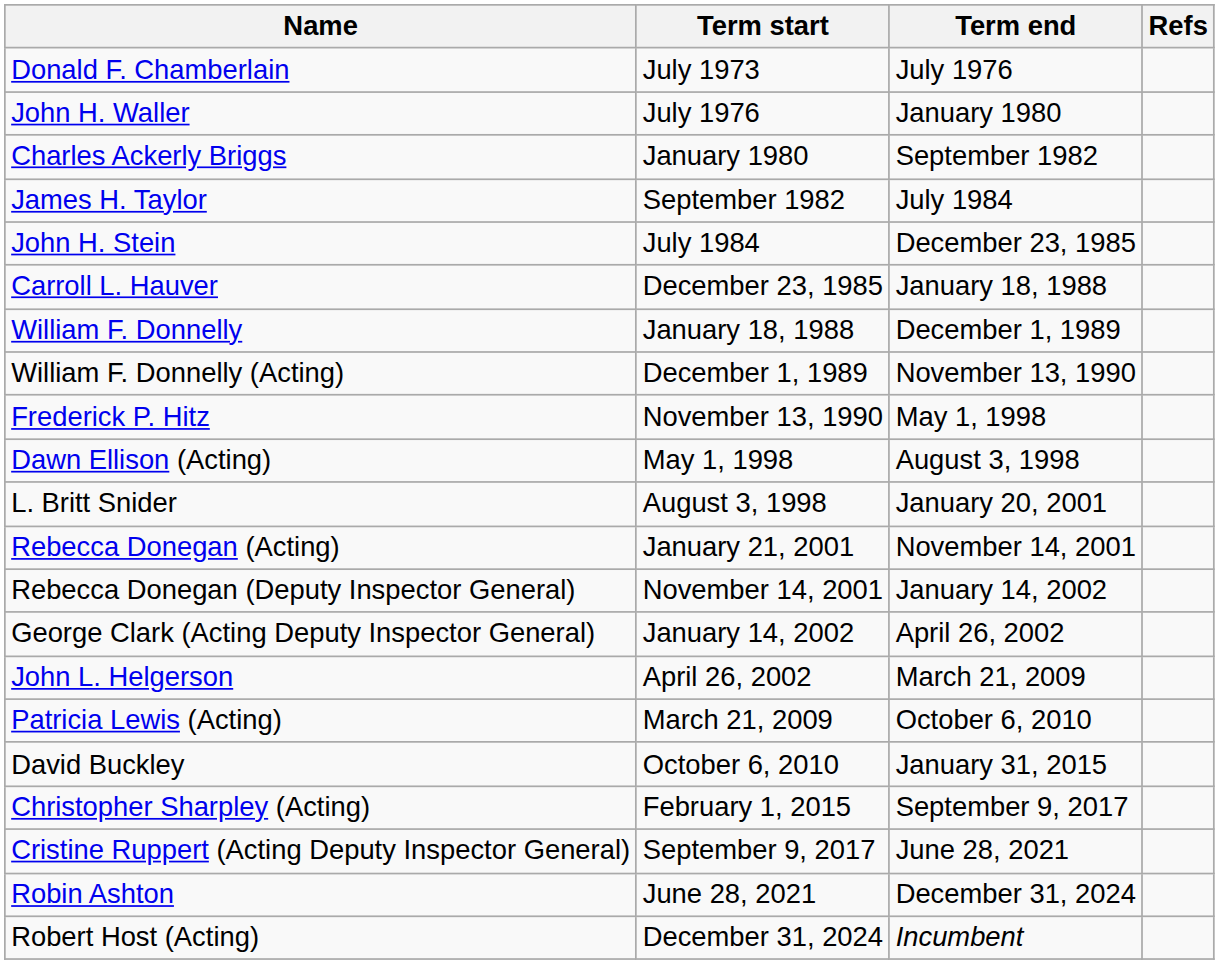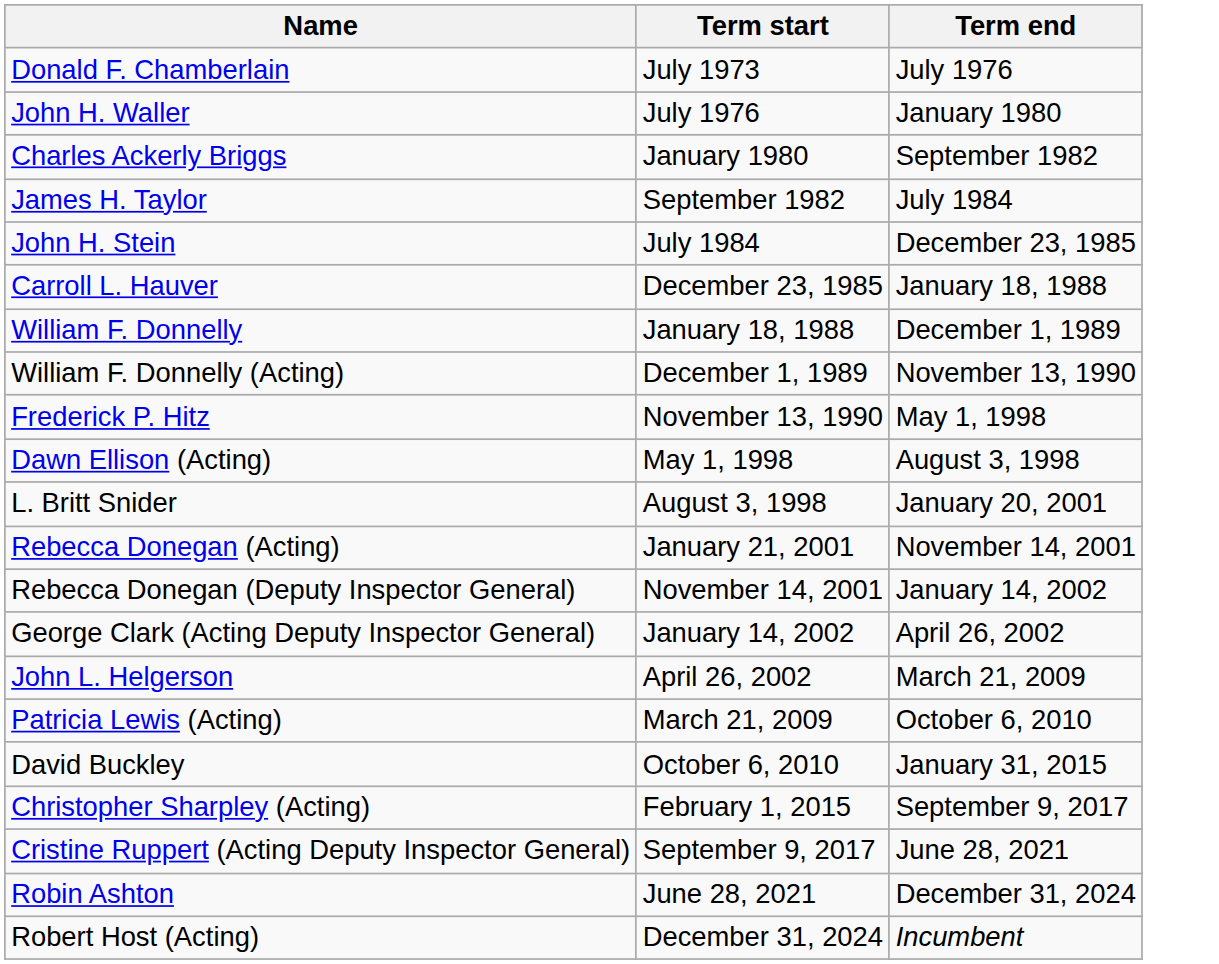- column: (1178, 26)
